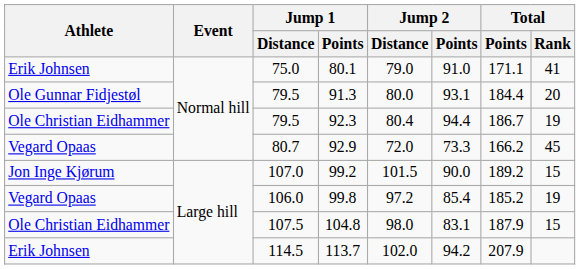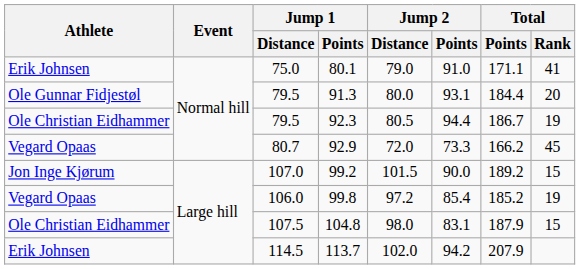(400, 121) 80.4 -> (400, 121) 80.5
